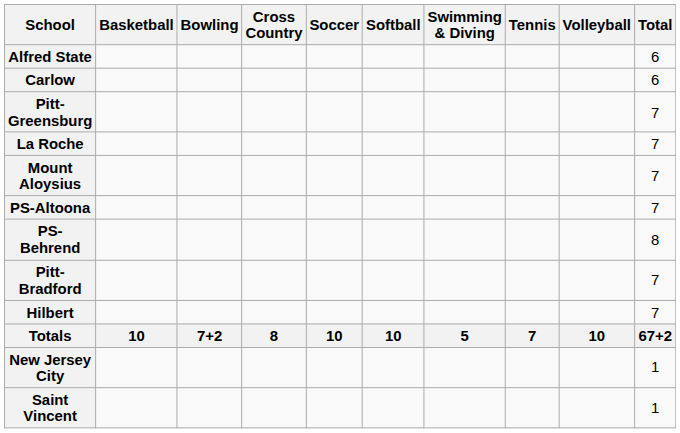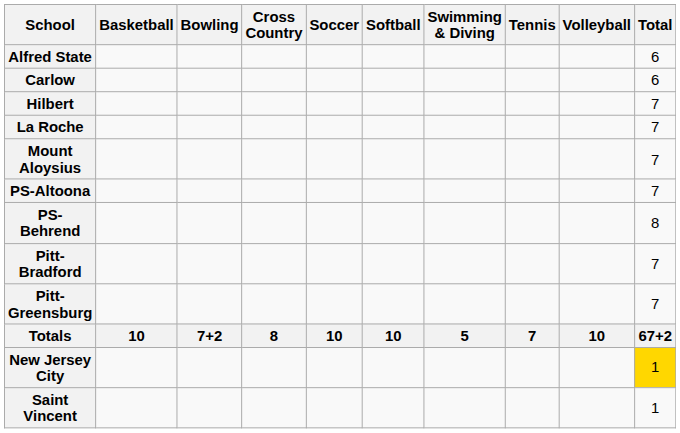rows swapped: (50, 312) <-> (50, 112)
(655, 367) no background -> (655, 367) gold background
